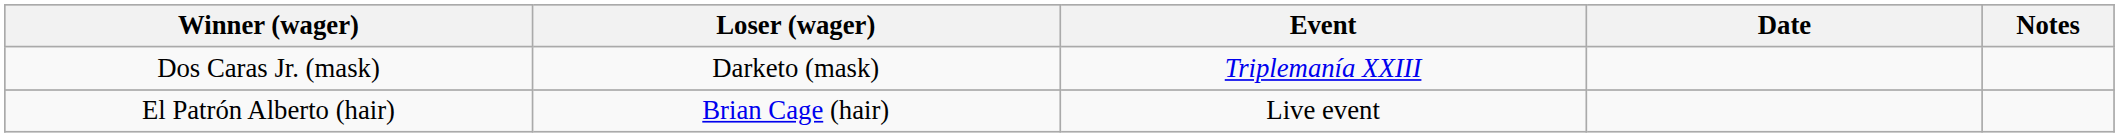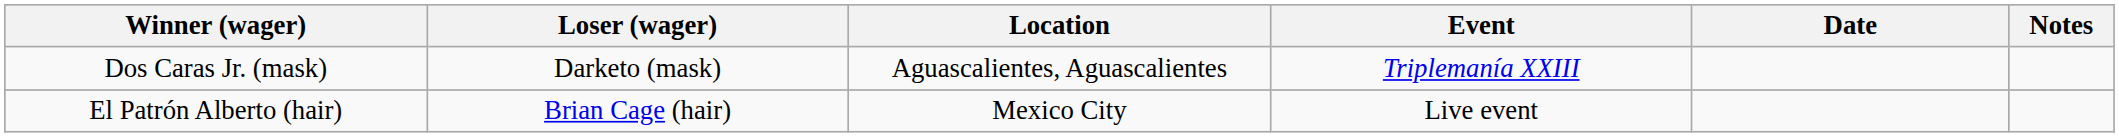+ column: (1059, 25)
